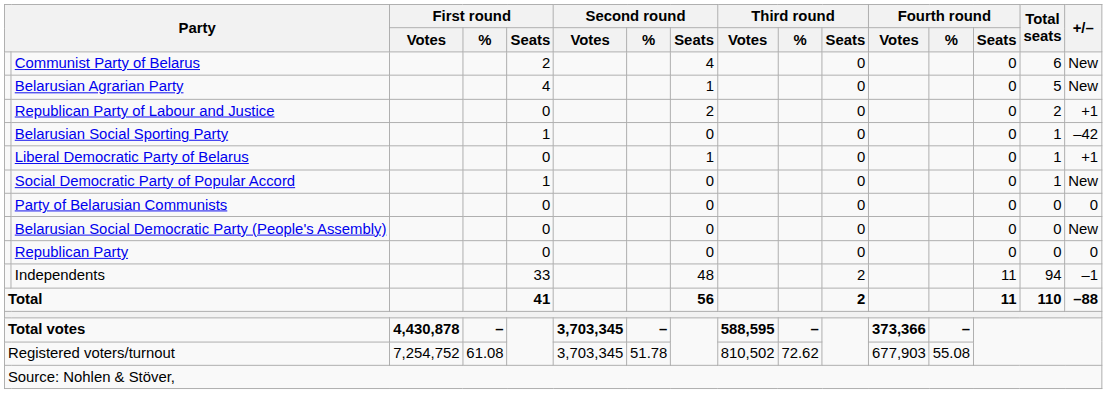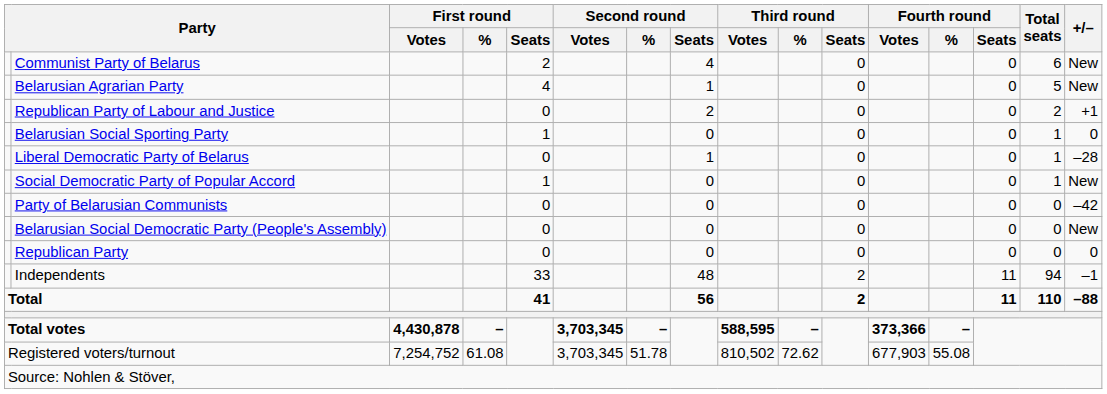(1086, 134) –42 -> (1094, 134) 0
(1090, 157) +1 -> (1086, 157) –28
(1094, 205) 0 -> (1086, 205) –42
